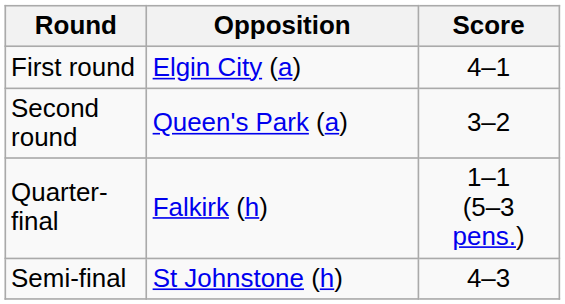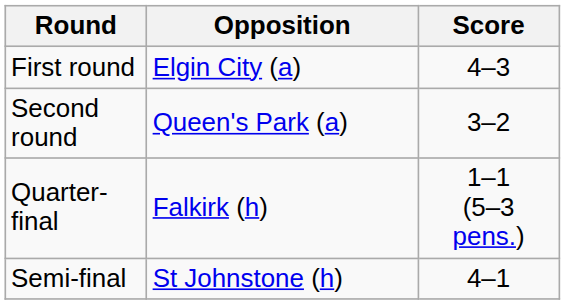(489, 67) 4–1 -> (489, 67) 4–3
(489, 277) 4–3 -> (489, 277) 4–1
